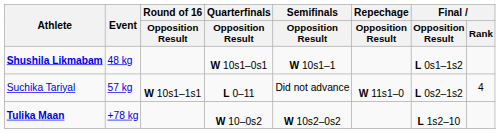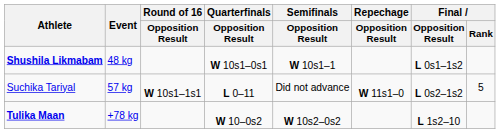(481, 88) 4 -> (481, 88) 5
